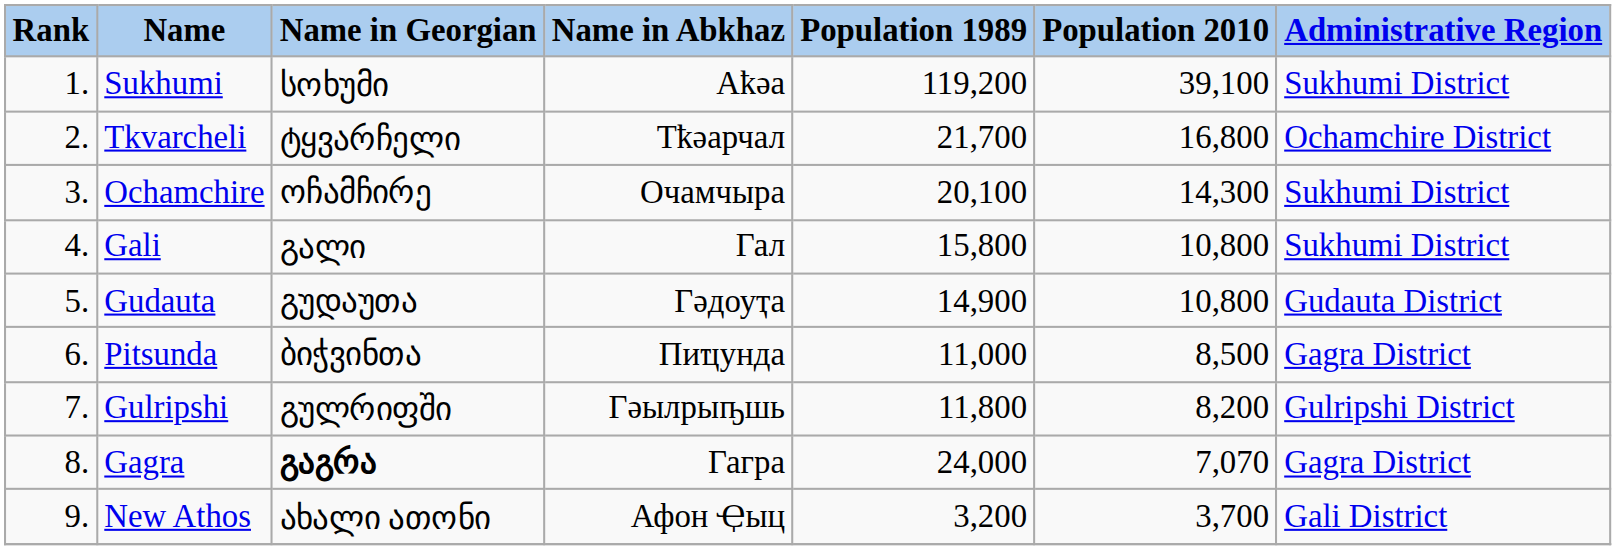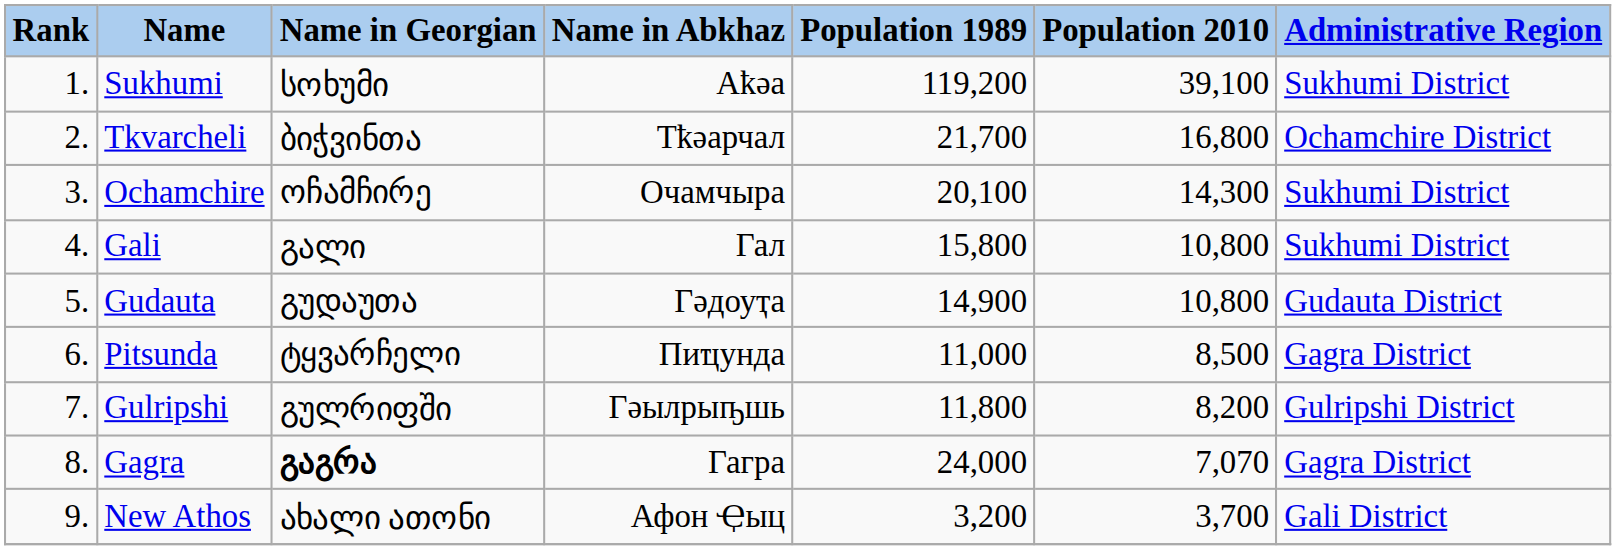(370, 138) ტყვარჩელი -> (350, 138) ბიჭვინთა
(350, 354) ბიჭვინთა -> (370, 354) ტყვარჩელი
